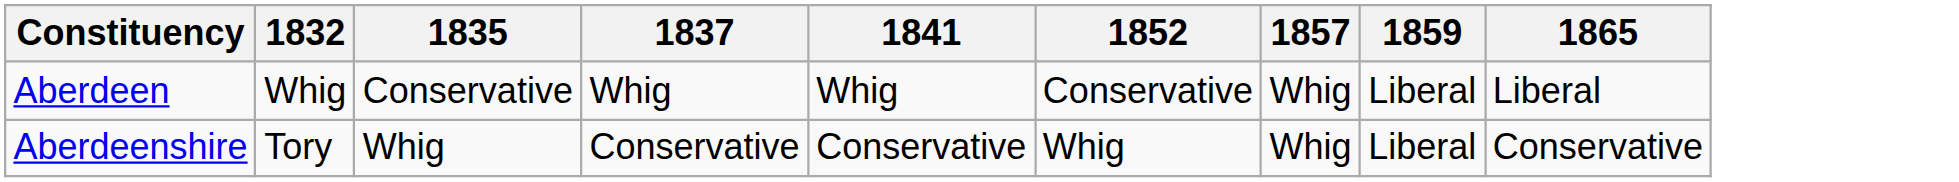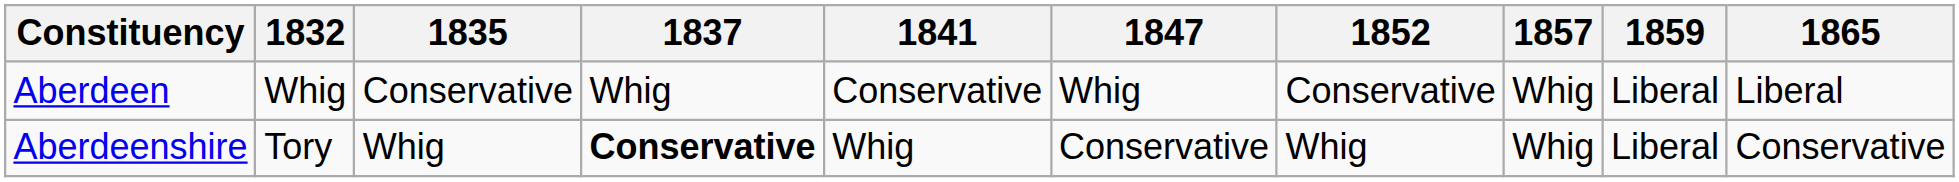+ column: (1164, 33)
(857, 90) Whig -> (937, 90) Conservative
(695, 147) normal -> (703, 147) bold
(921, 147) Conservative -> (873, 147) Whig
